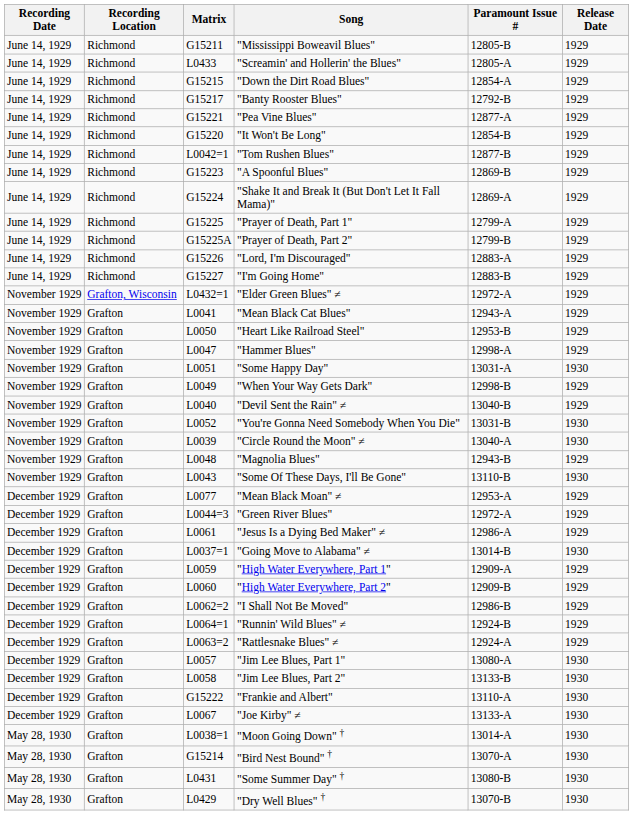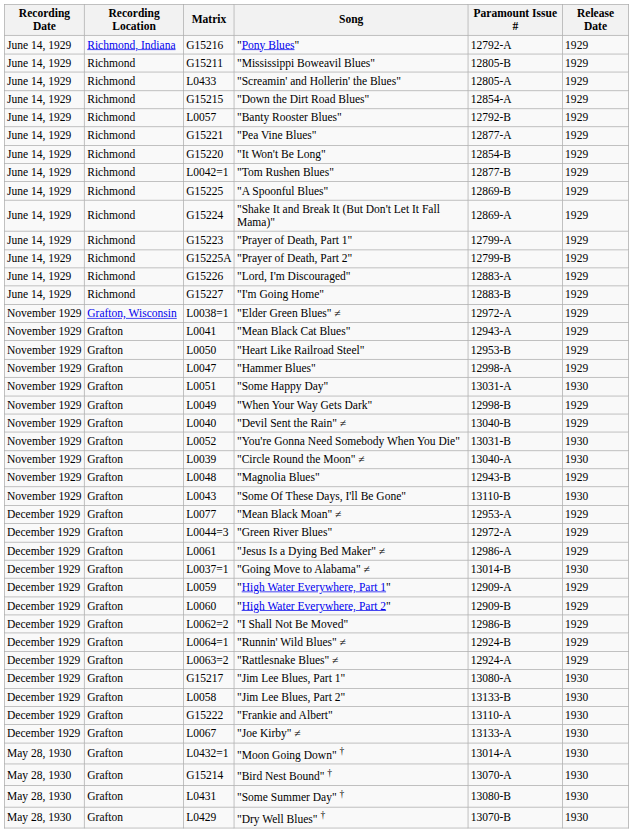+ row: (268, 44)
(205, 99) G15217 -> (201, 117) L0057
(205, 172) G15223 -> (205, 191) G15225
(205, 222) G15225 -> (205, 240) G15223
(207, 295) L0432=1 -> (207, 313) L0038=1
(201, 660) L0057 -> (205, 679) G15217
(207, 735) L0038=1 -> (207, 753) L0432=1
